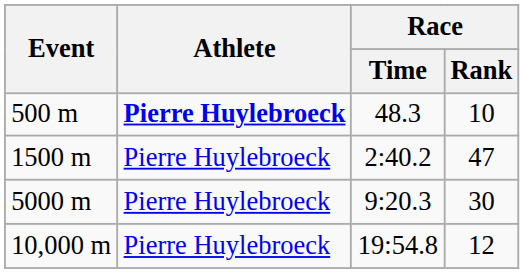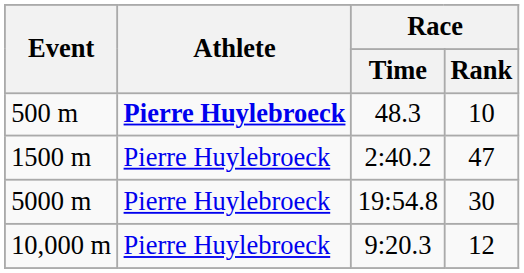(398, 201) 9:20.3 -> (398, 201) 19:54.8
(398, 245) 19:54.8 -> (398, 245) 9:20.3
